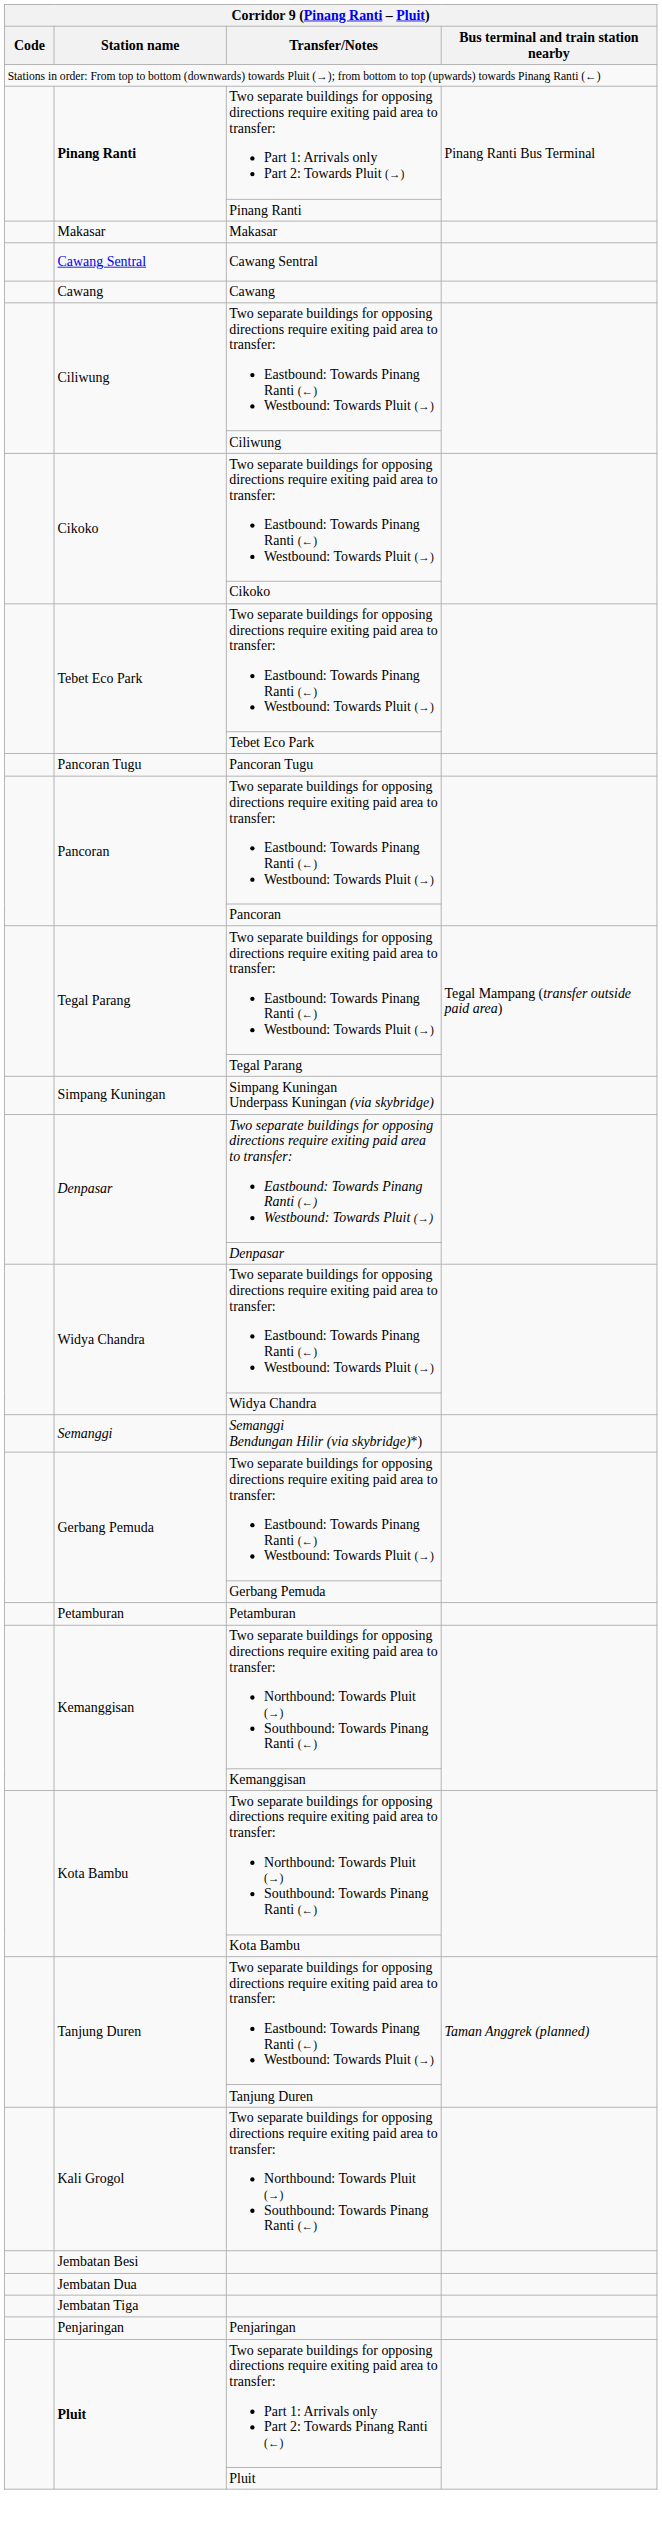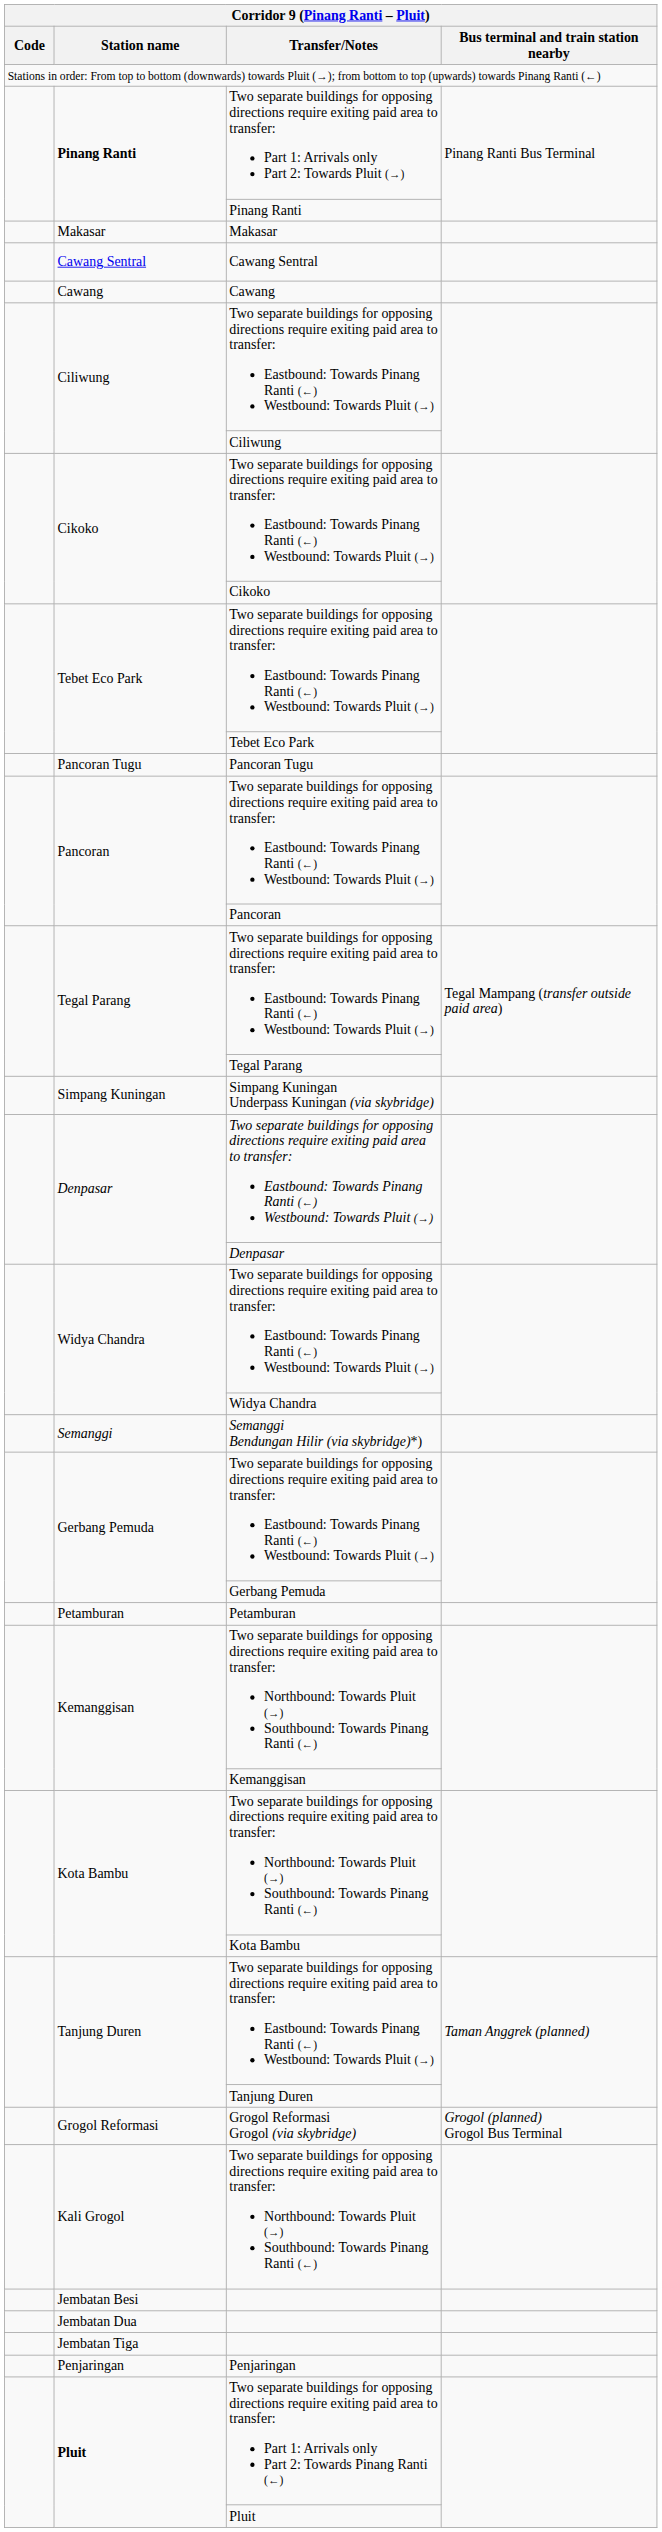+ row: (108, 2125)
